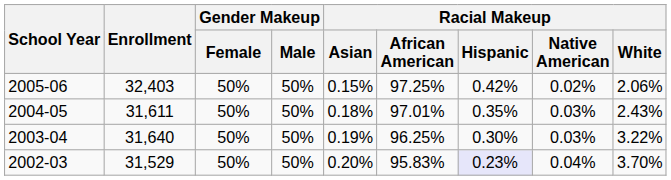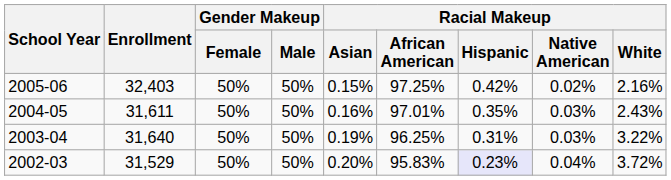(640, 87) 2.06% -> (640, 87) 2.16%
(350, 112) 0.18% -> (350, 112) 0.16%
(495, 138) 0.30% -> (495, 138) 0.31%
(640, 163) 3.70% -> (640, 163) 3.72%
